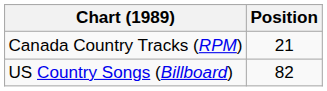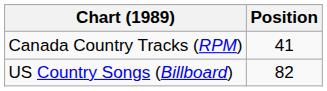(284, 45) 21 -> (284, 45) 41
